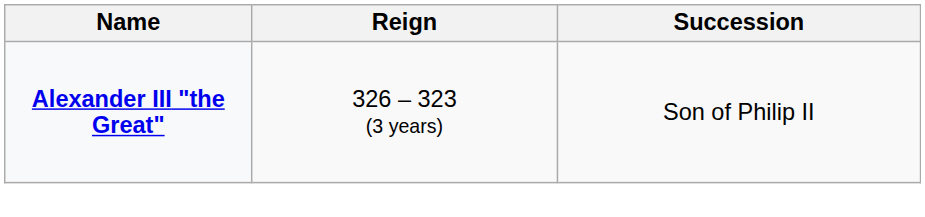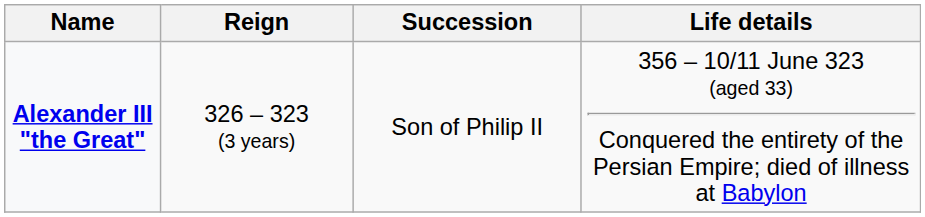+ column: (751, 23)
